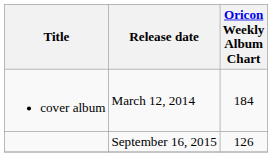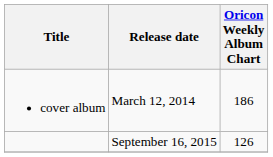(244, 100) 184 -> (244, 100) 186
